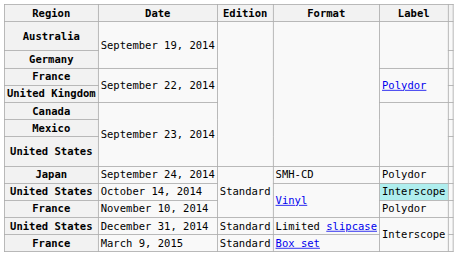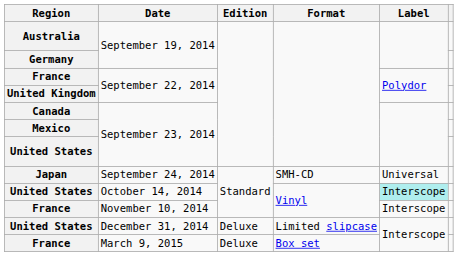(404, 175) Polydor -> (411, 175) Universal
(404, 209) Polydor -> (414, 209) Interscope
(245, 226) Standard -> (239, 226) Deluxe
(245, 243) Standard -> (239, 243) Deluxe
